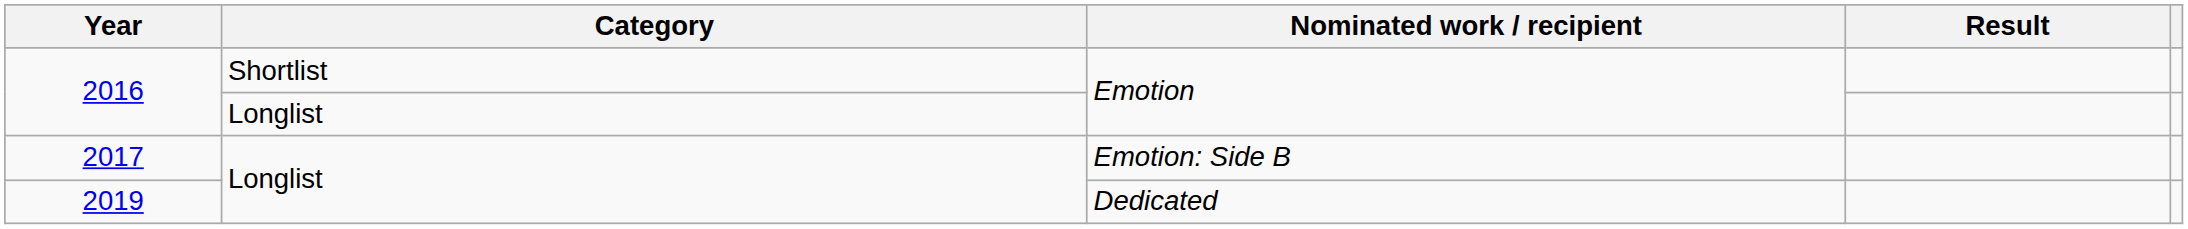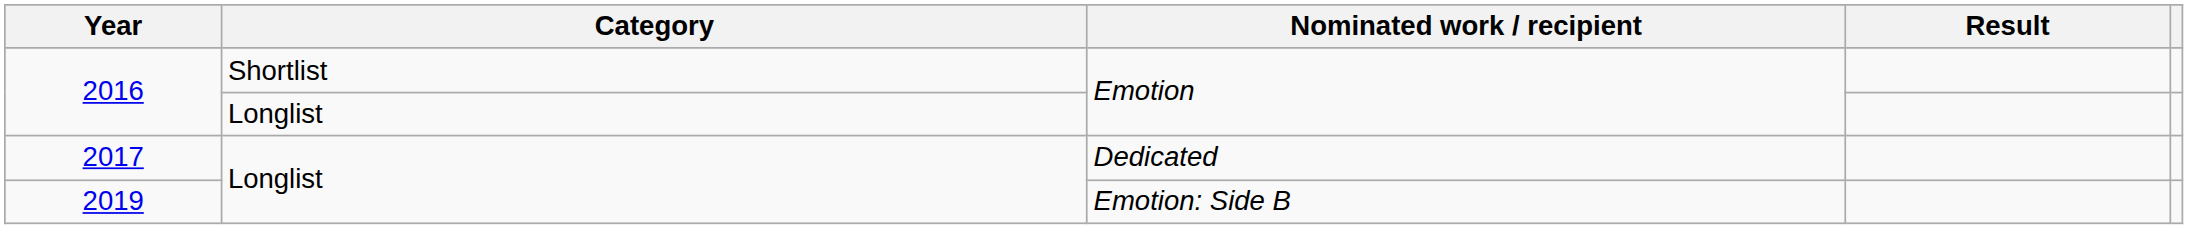(1192, 157) Emotion: Side B -> (1156, 157) Dedicated
(1156, 200) Dedicated -> (1192, 200) Emotion: Side B
